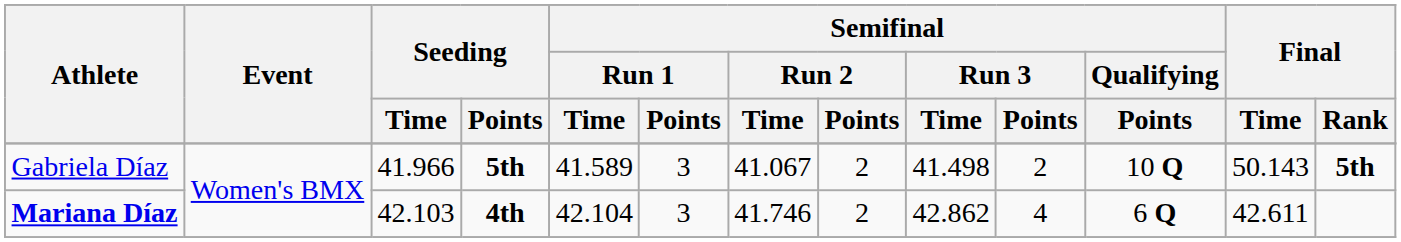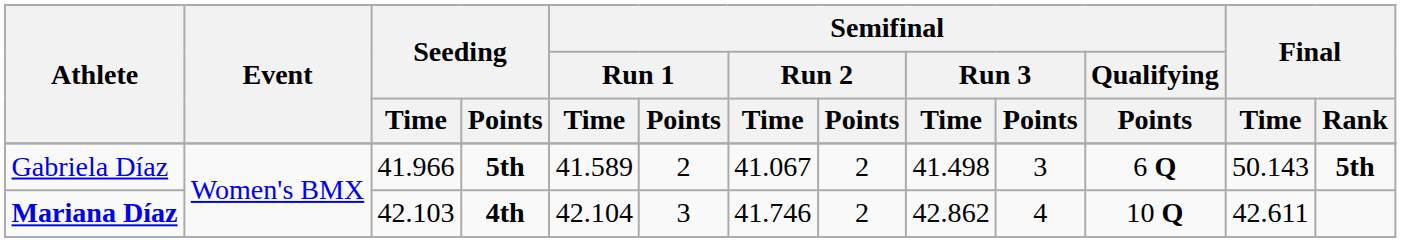(684, 166) 3 -> (684, 166) 2
(1040, 166) 2 -> (1040, 166) 3
(1155, 166) 10 Q -> (1155, 166) 6 Q
(1155, 213) 6 Q -> (1155, 213) 10 Q
